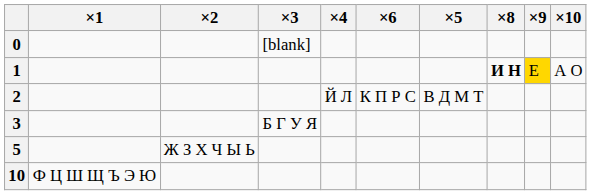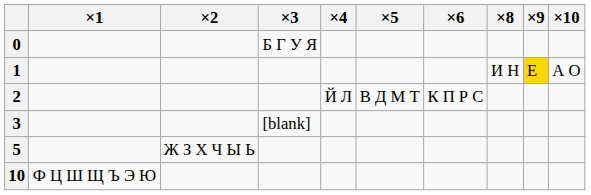columns swapped: (453, 17) <-> (388, 17)
(287, 44) [blank] -> (290, 44) Б Г У Я
(506, 70) bold -> (505, 70) normal
(290, 123) Б Г У Я -> (287, 123) [blank]
